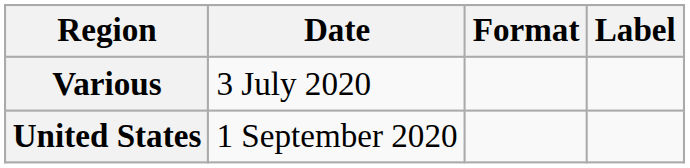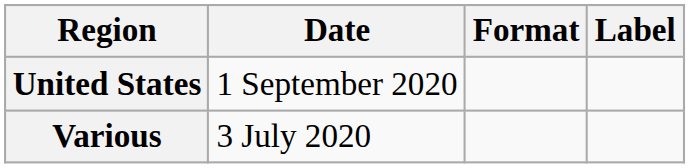rows swapped: (107, 83) <-> (107, 135)
